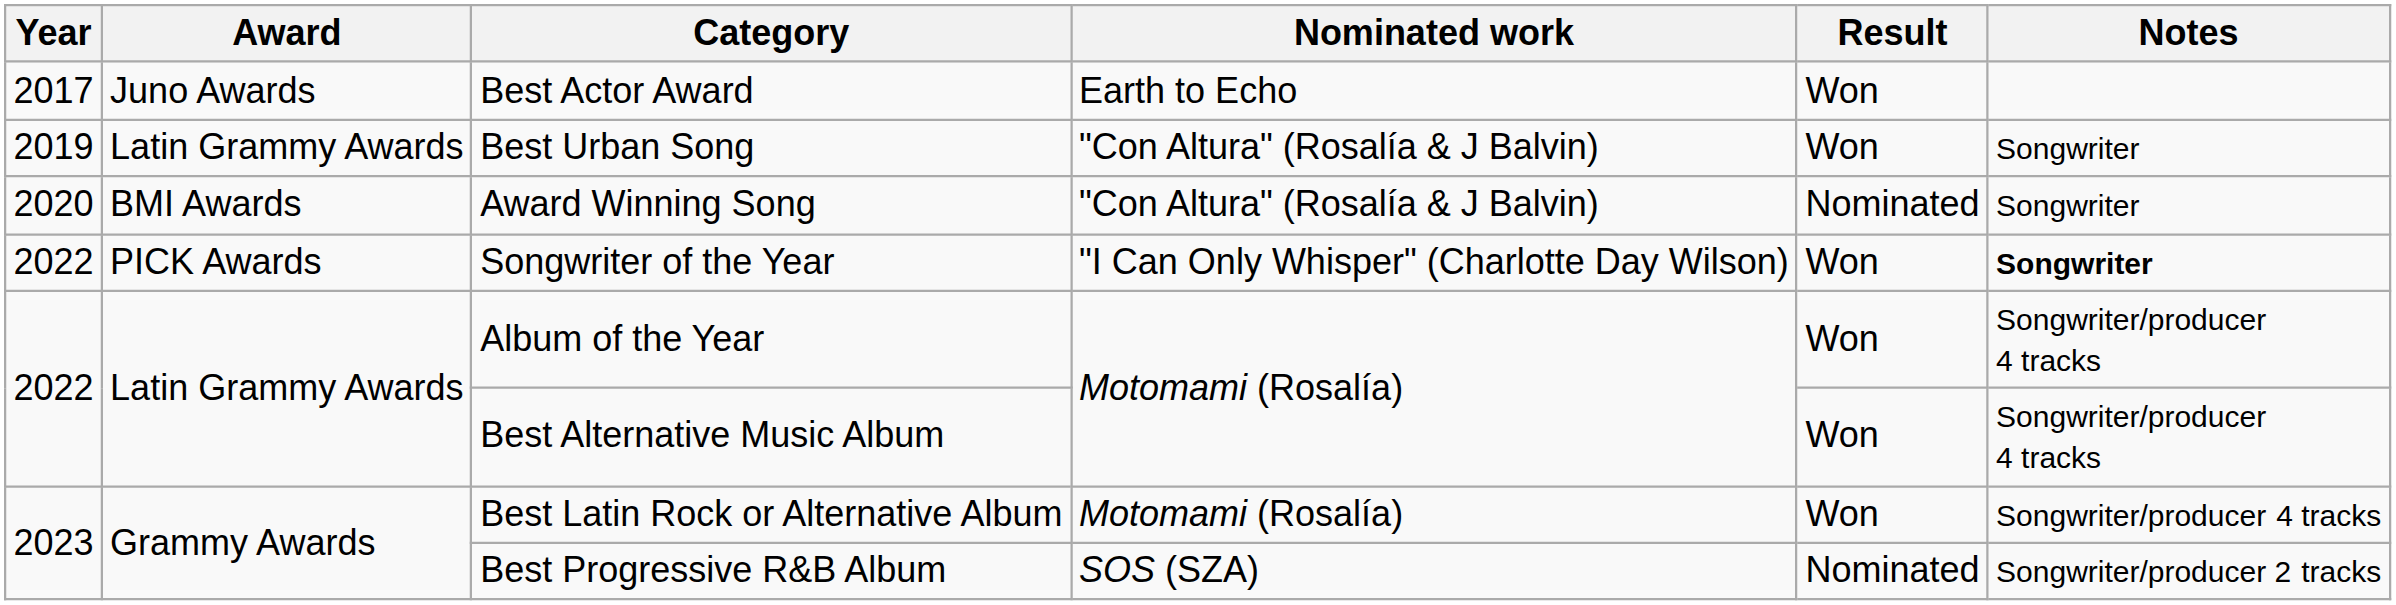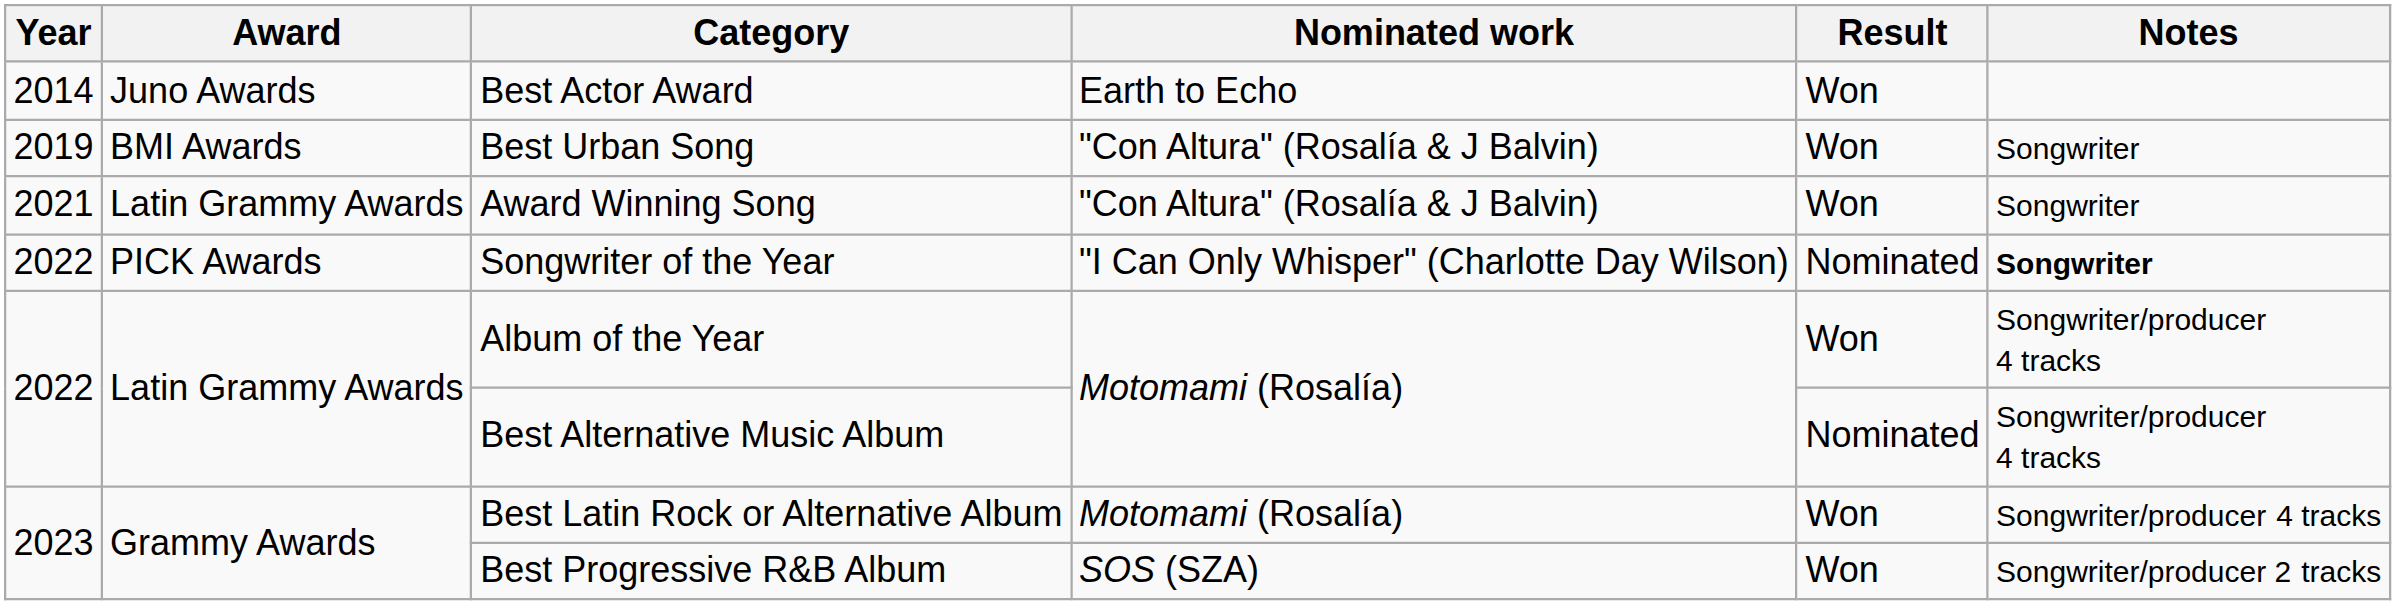(53, 90) 2017 -> (53, 90) 2014
(287, 147) Latin Grammy Awards -> (206, 147) BMI Awards
(53, 204) 2020 -> (53, 204) 2021
(206, 204) BMI Awards -> (287, 204) Latin Grammy Awards
(1892, 204) Nominated -> (1842, 204) Won
(1842, 261) Won -> (1892, 261) Nominated
(1842, 436) Won -> (1892, 436) Nominated
(1892, 570) Nominated -> (1842, 570) Won
